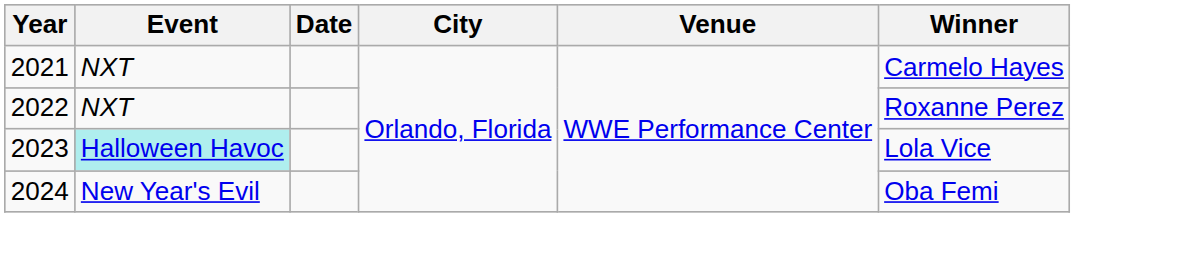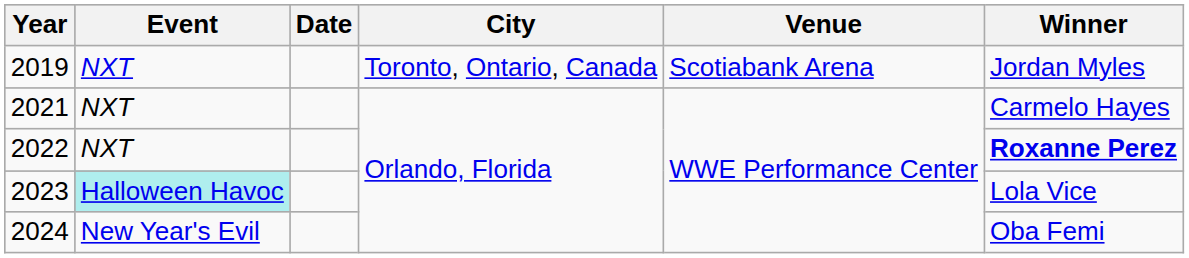+ row: (40, 66)
(974, 107) normal -> (1084, 149) bold
